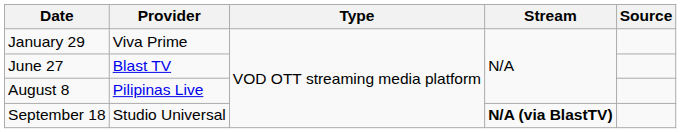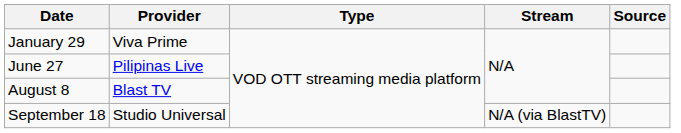(142, 66) Blast TV -> (158, 66) Pilipinas Live
(158, 90) Pilipinas Live -> (142, 90) Blast TV
(550, 115) bold -> (547, 115) normal
